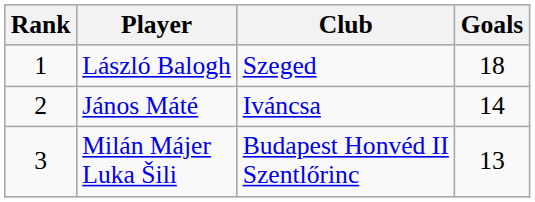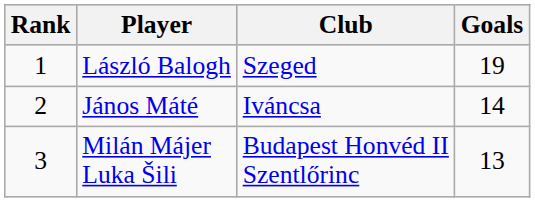(492, 65) 18 -> (492, 65) 19
